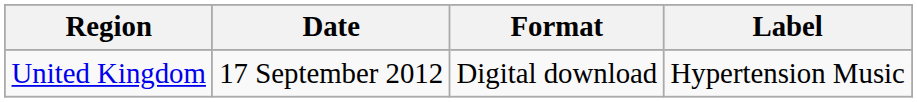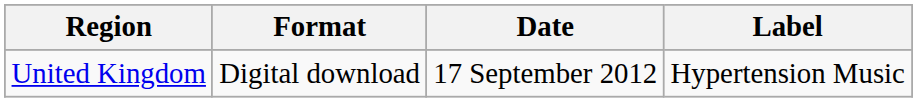columns swapped: (331, 27) <-> (557, 27)
